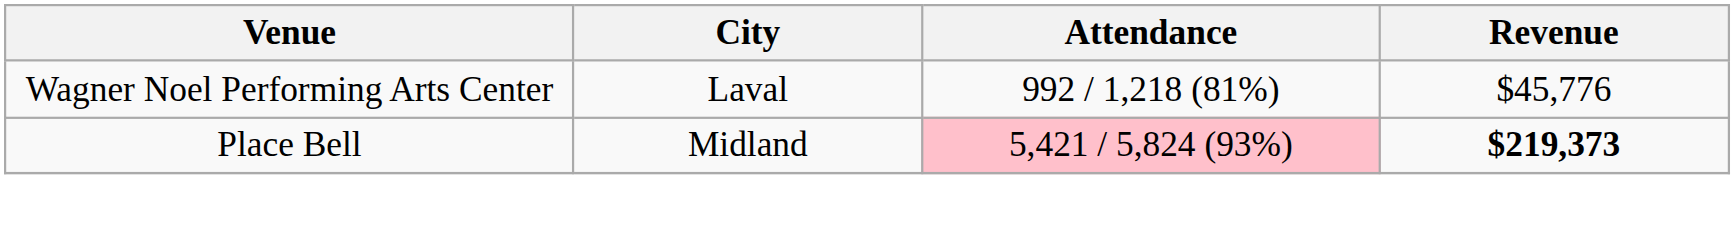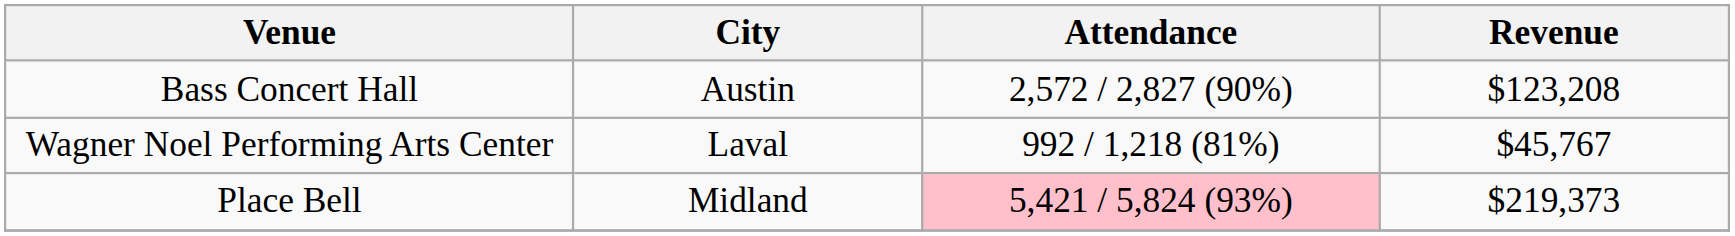+ row: (289, 88)
(1554, 88) $45,776 -> (1554, 144) $45,767
(1554, 144) bold -> (1554, 200) normal
